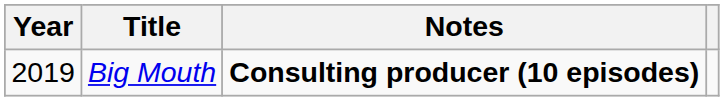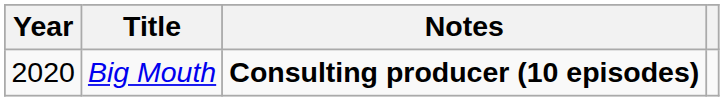(43, 72) 2019 -> (43, 72) 2020
